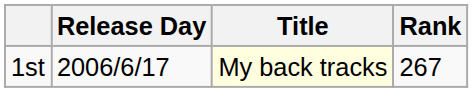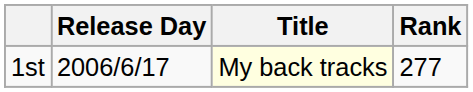(421, 67) 267 -> (421, 67) 277
